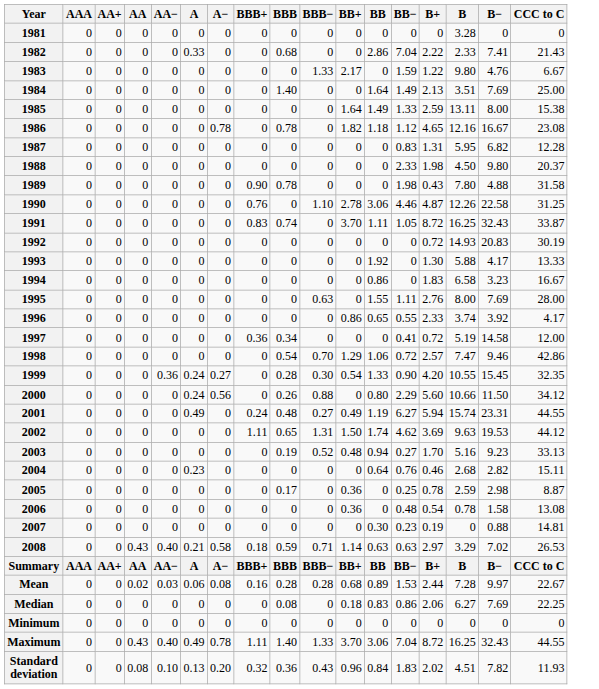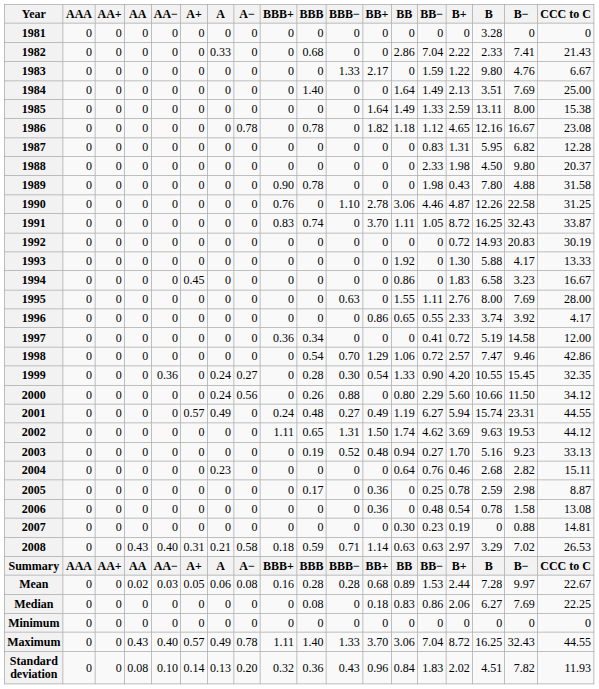+ column: (194, 14)
